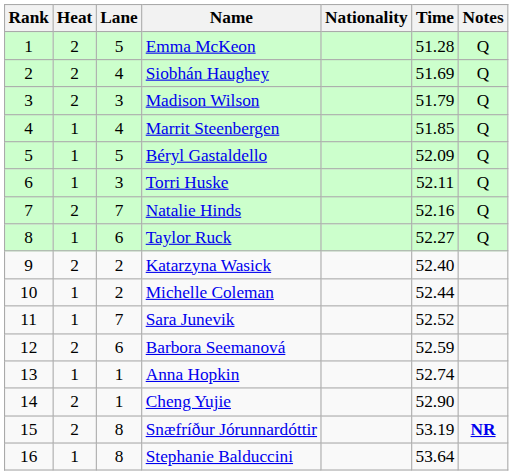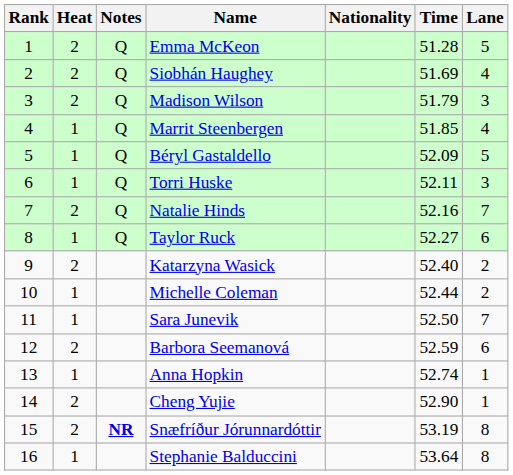columns swapped: (119, 18) <-> (483, 18)
(435, 319) 52.52 -> (439, 319) 52.50
